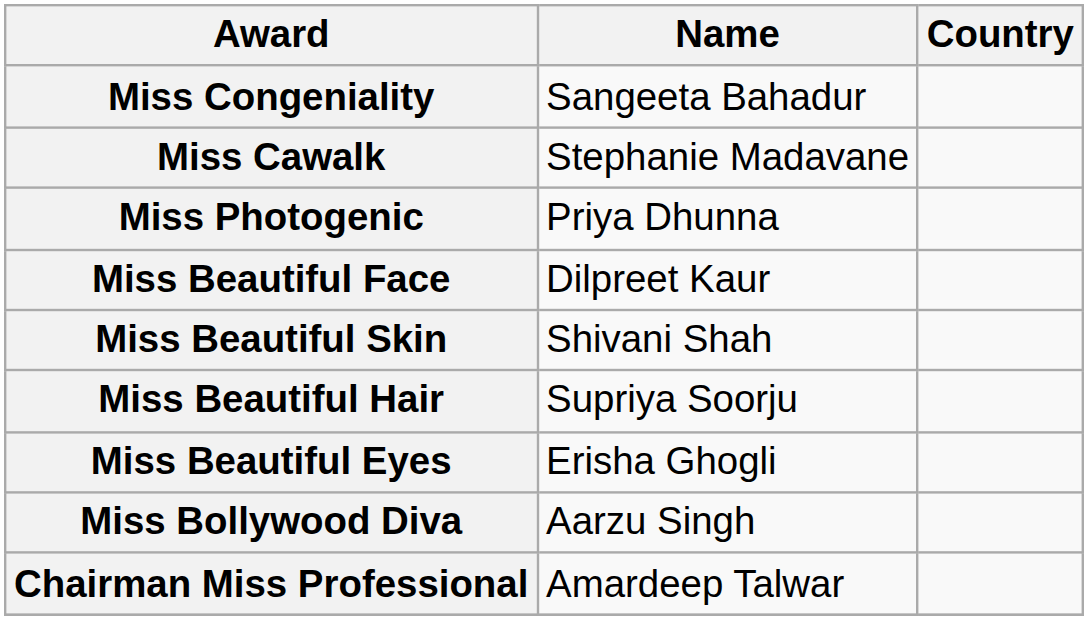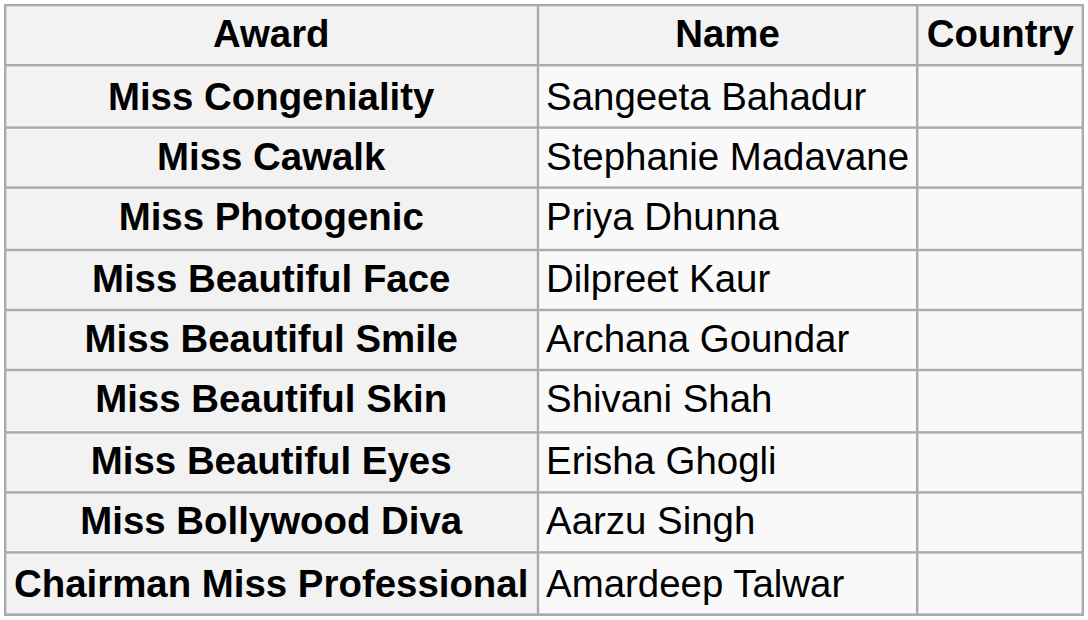+ row: (271, 339)
- row: (271, 400)
